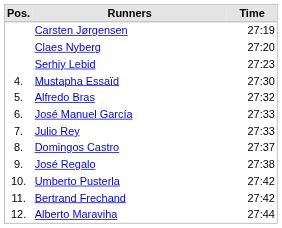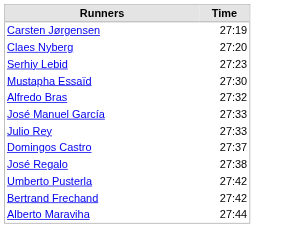- column: (19, 13)
